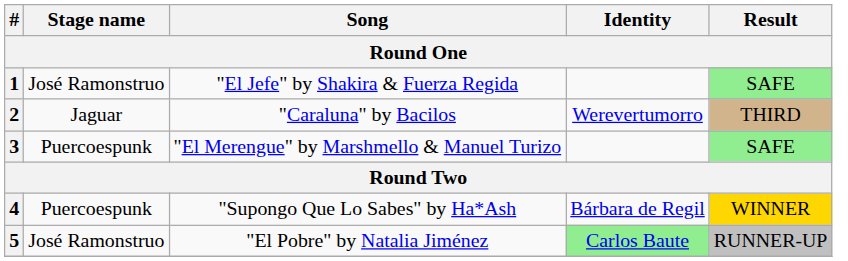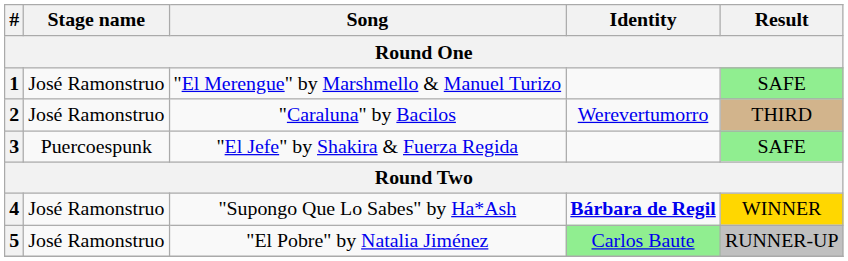(367, 83) "El Jefe" by Shakira & Fuerza Regida -> (367, 83) "El Merengue" by Marshmello & Manuel Turizo
(96, 114) Jaguar -> (96, 114) José Ramonstruo
(367, 146) "El Merengue" by Marshmello & Manuel Turizo -> (367, 146) "El Jefe" by Shakira & Fuerza Regida
(96, 209) Puercoespunk -> (96, 209) José Ramonstruo
(638, 209) normal -> (643, 209) bold
